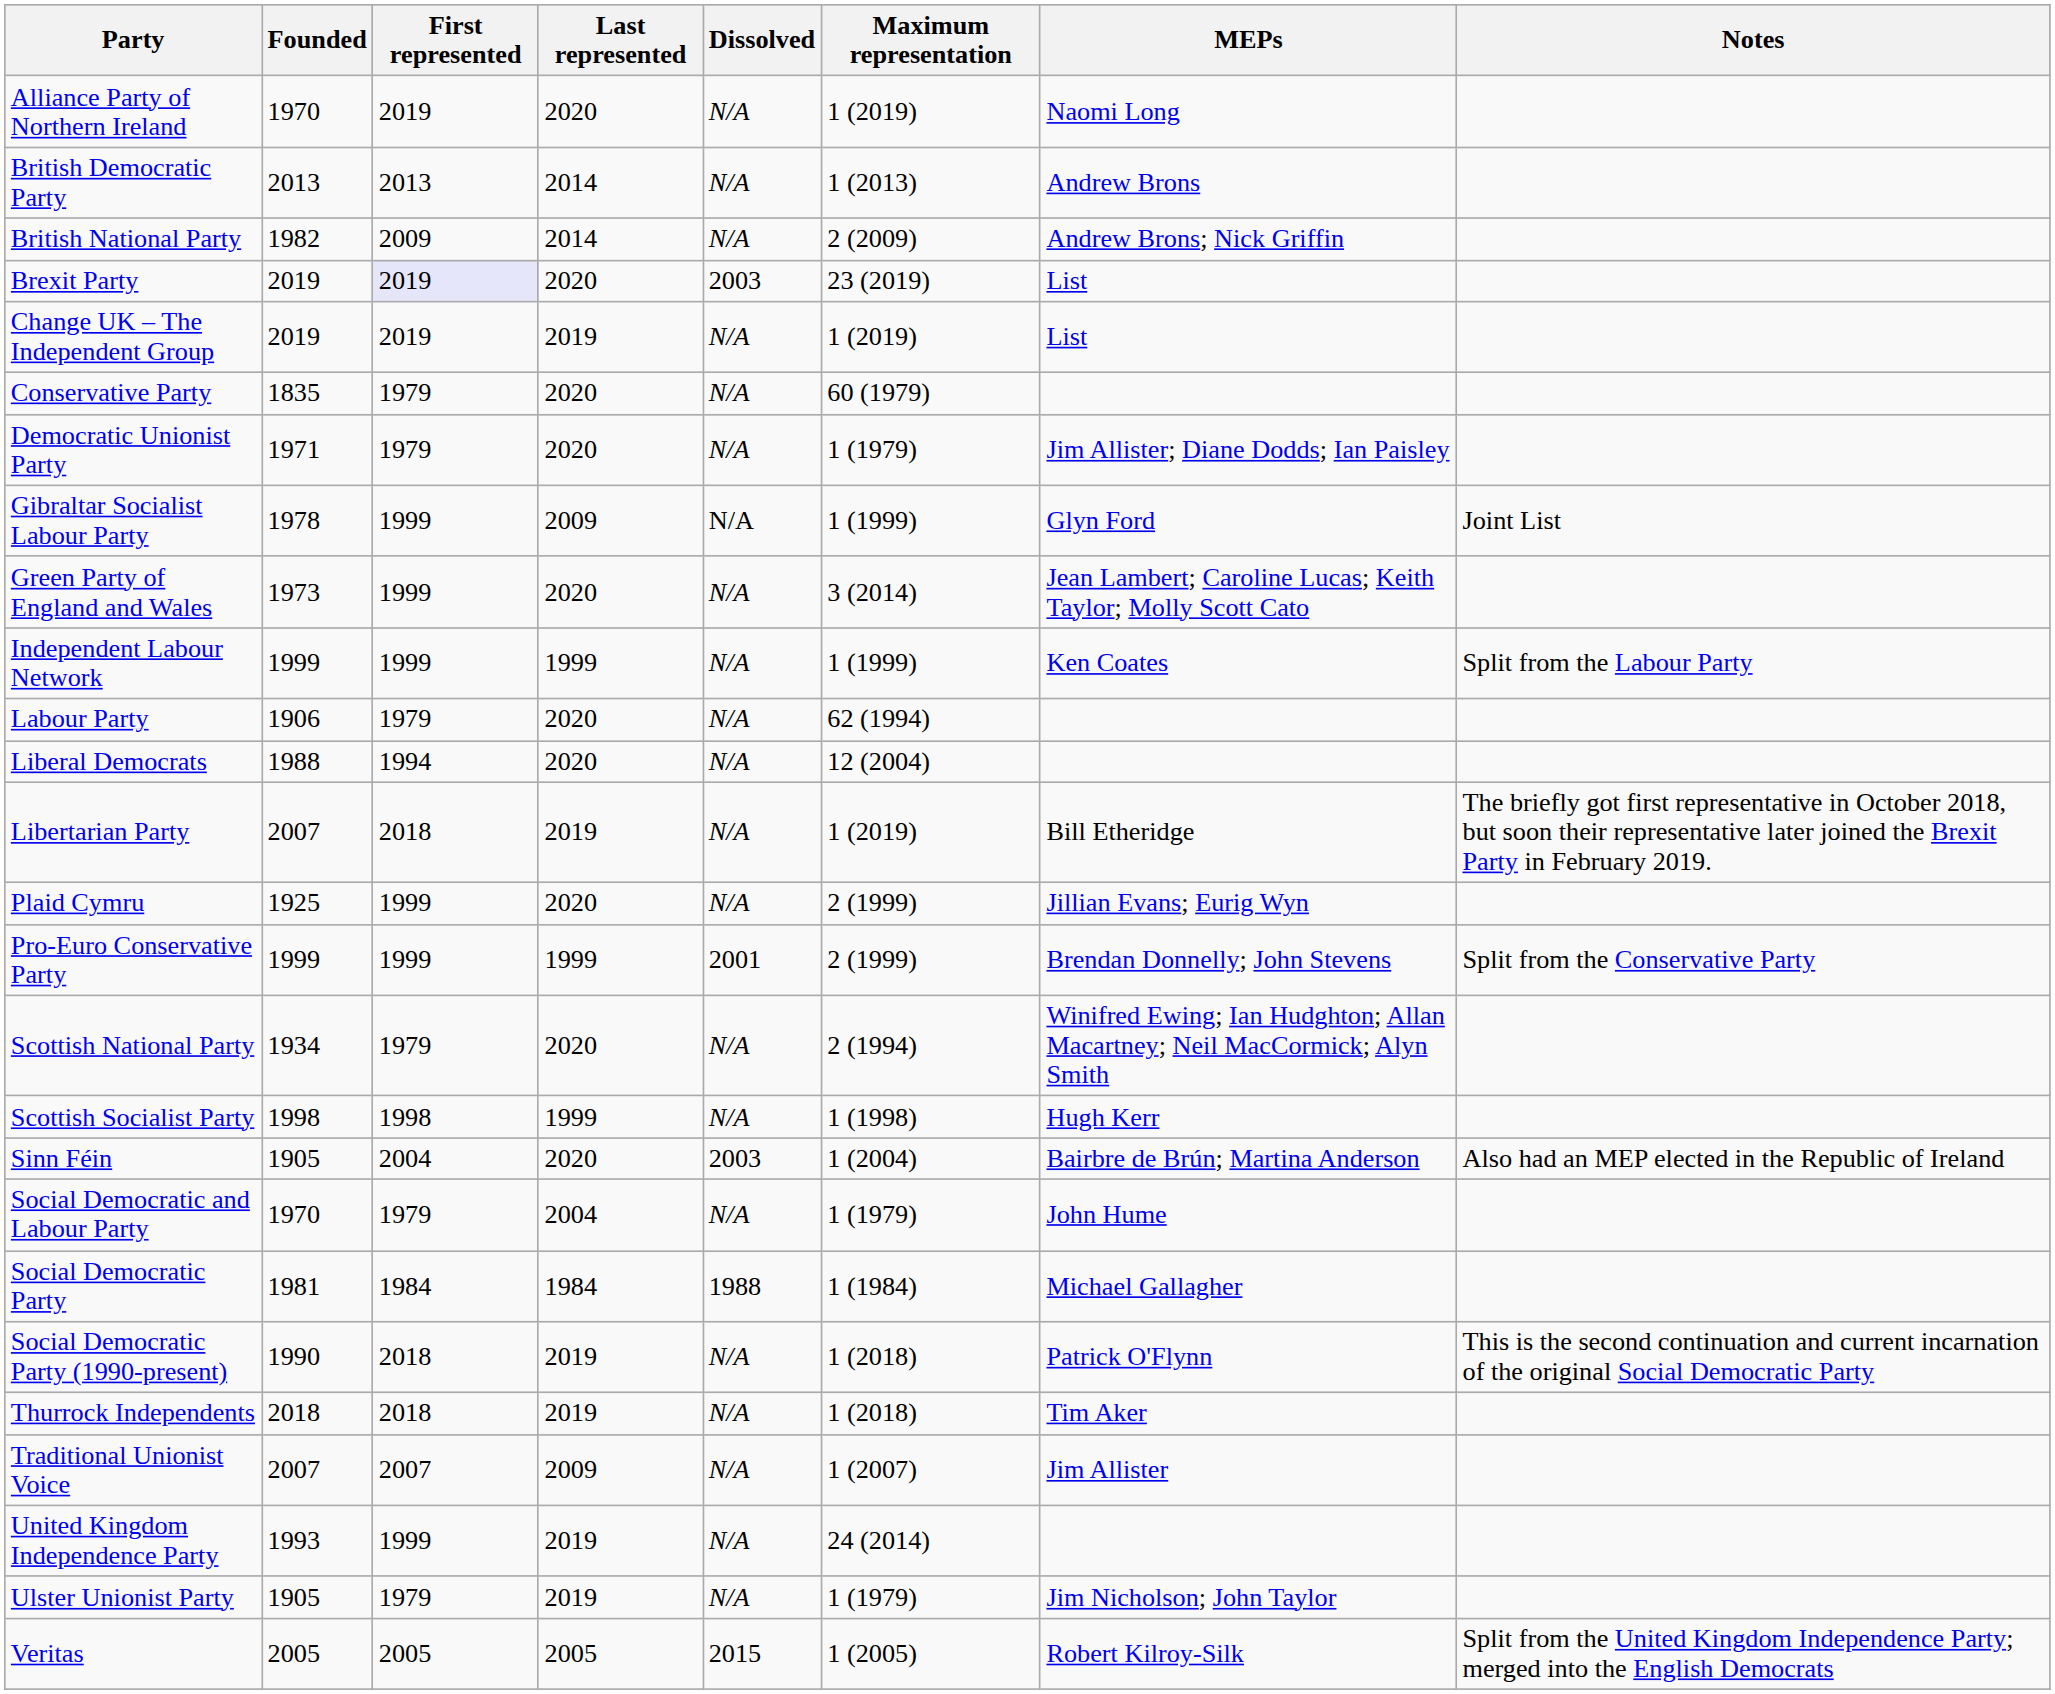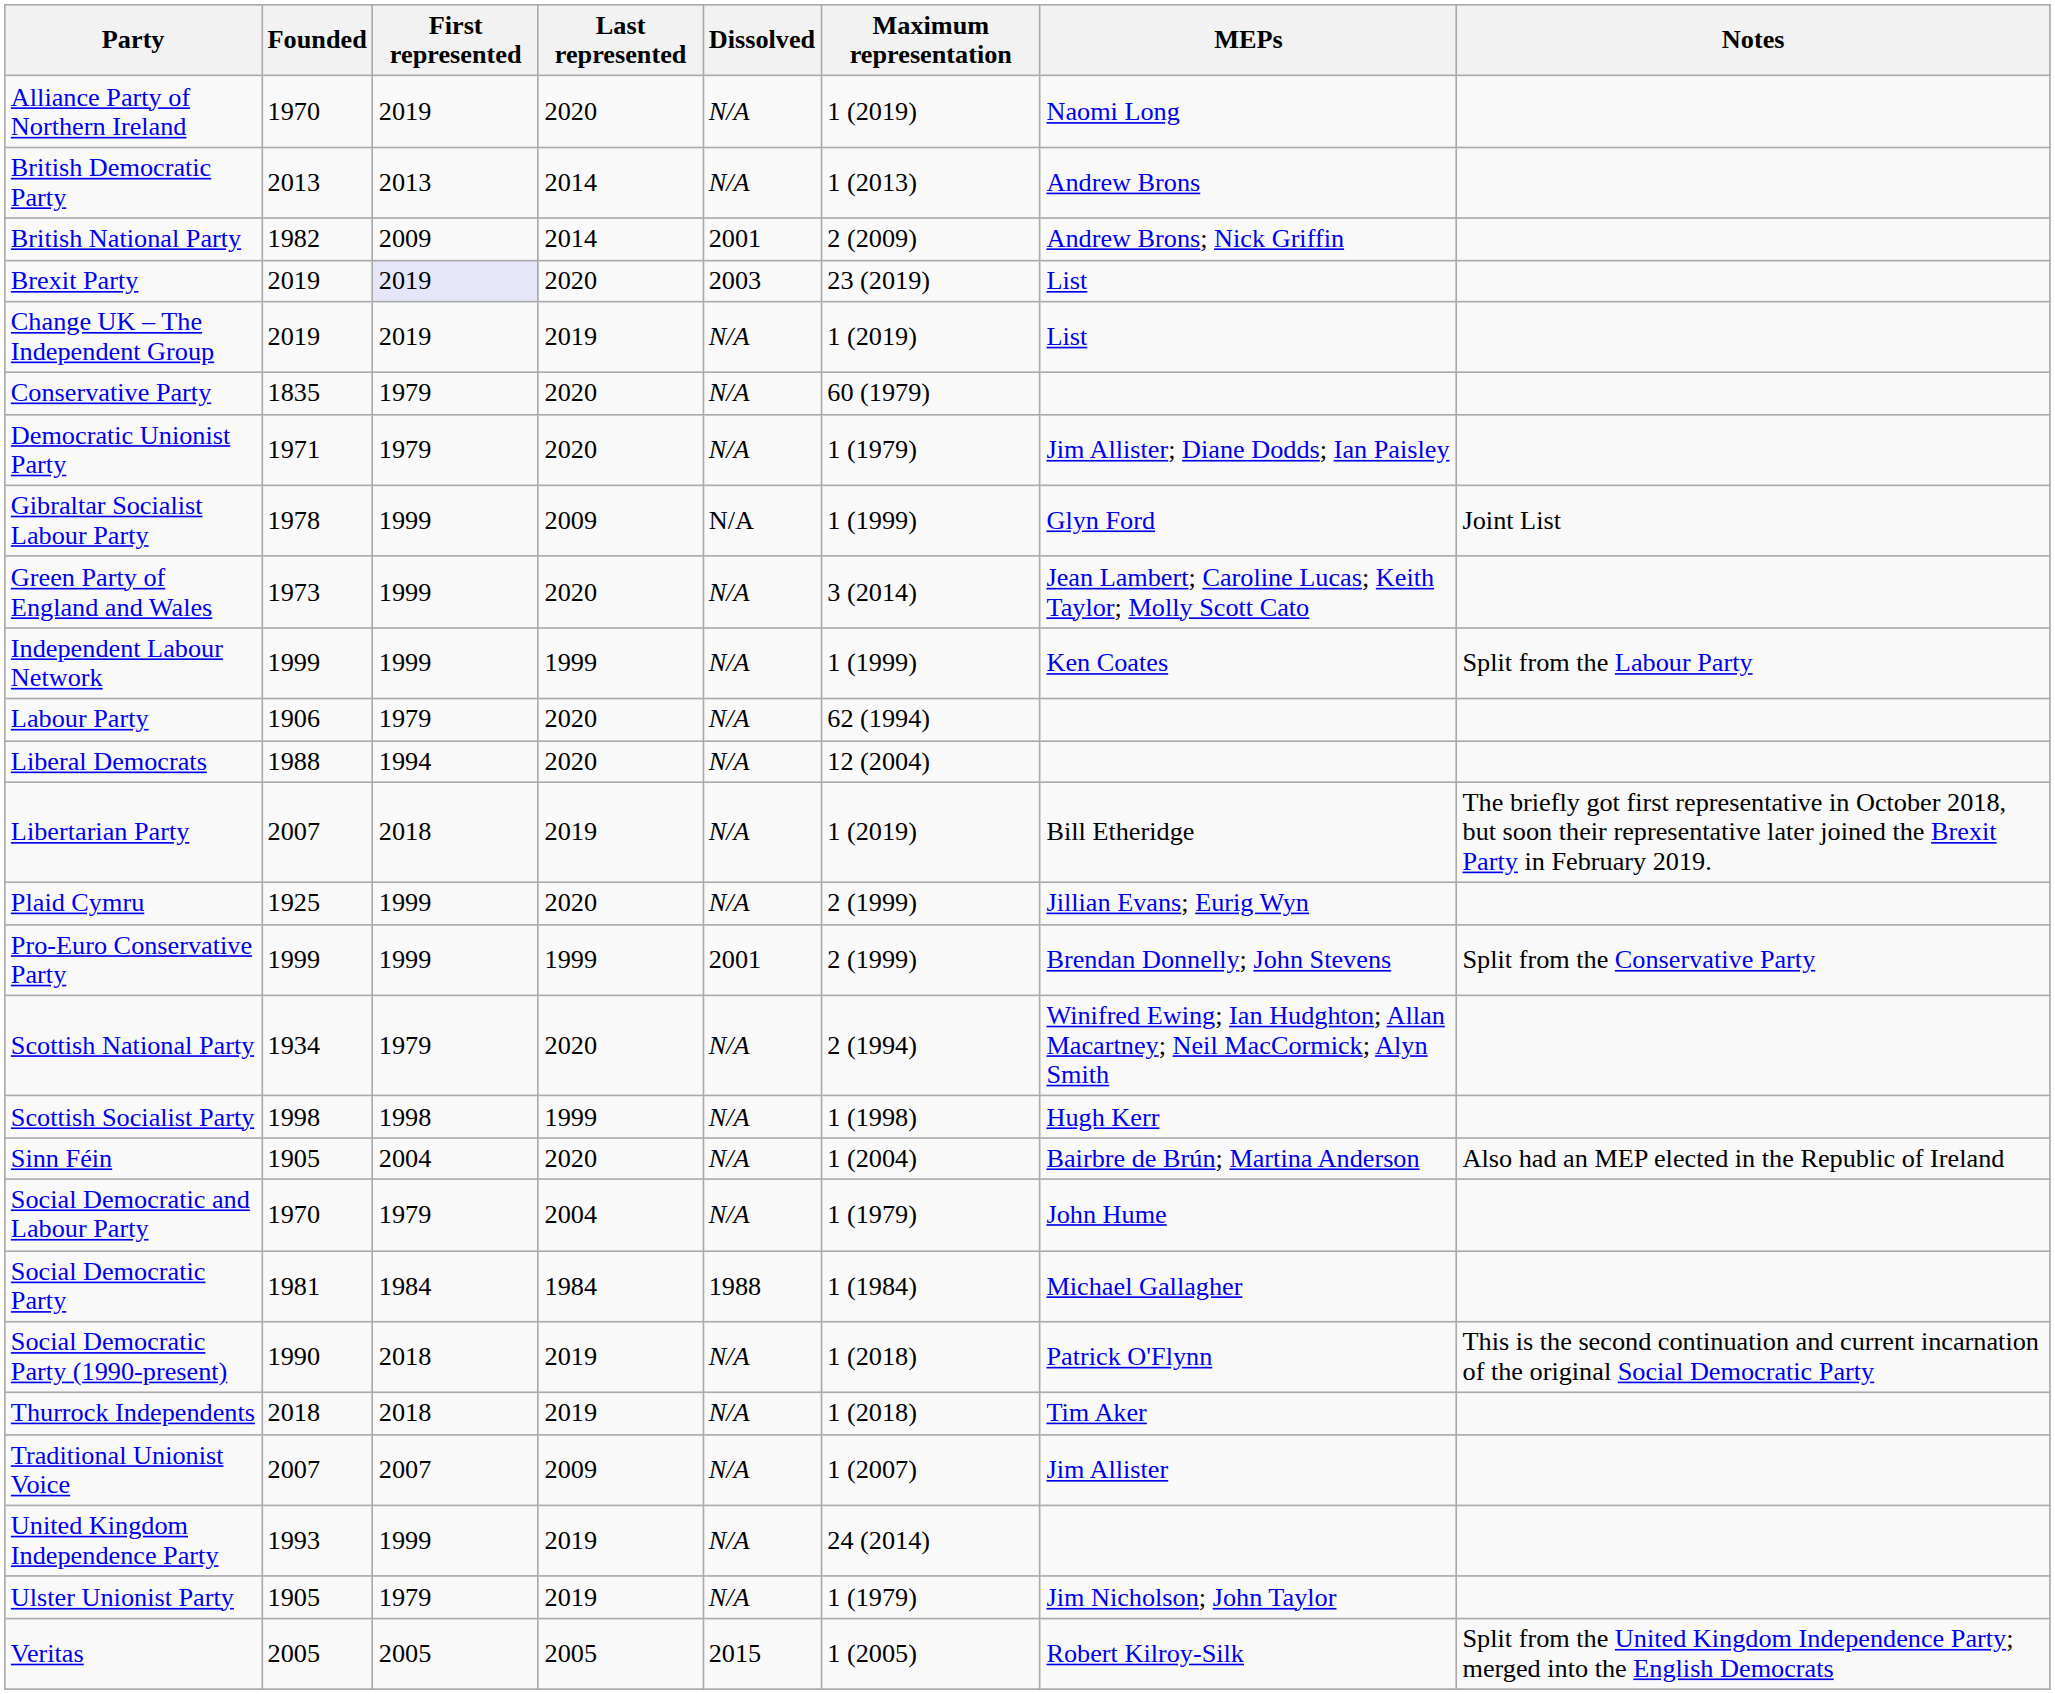(729, 238) N/A -> (735, 238) 2001
(735, 1158) 2003 -> (729, 1158) N/A
